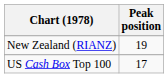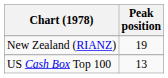(141, 63) 17 -> (141, 63) 13
